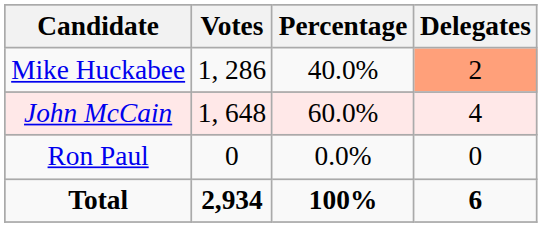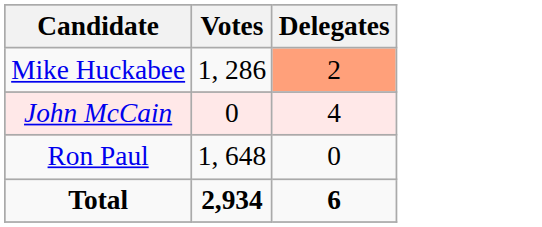- column: (343, 26)
(232, 112) 1, 648 -> (232, 112) 0
(232, 156) 0 -> (232, 156) 1, 648
